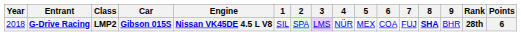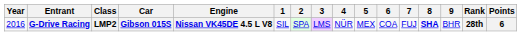(16, 24) 2018 -> (16, 24) 2016
